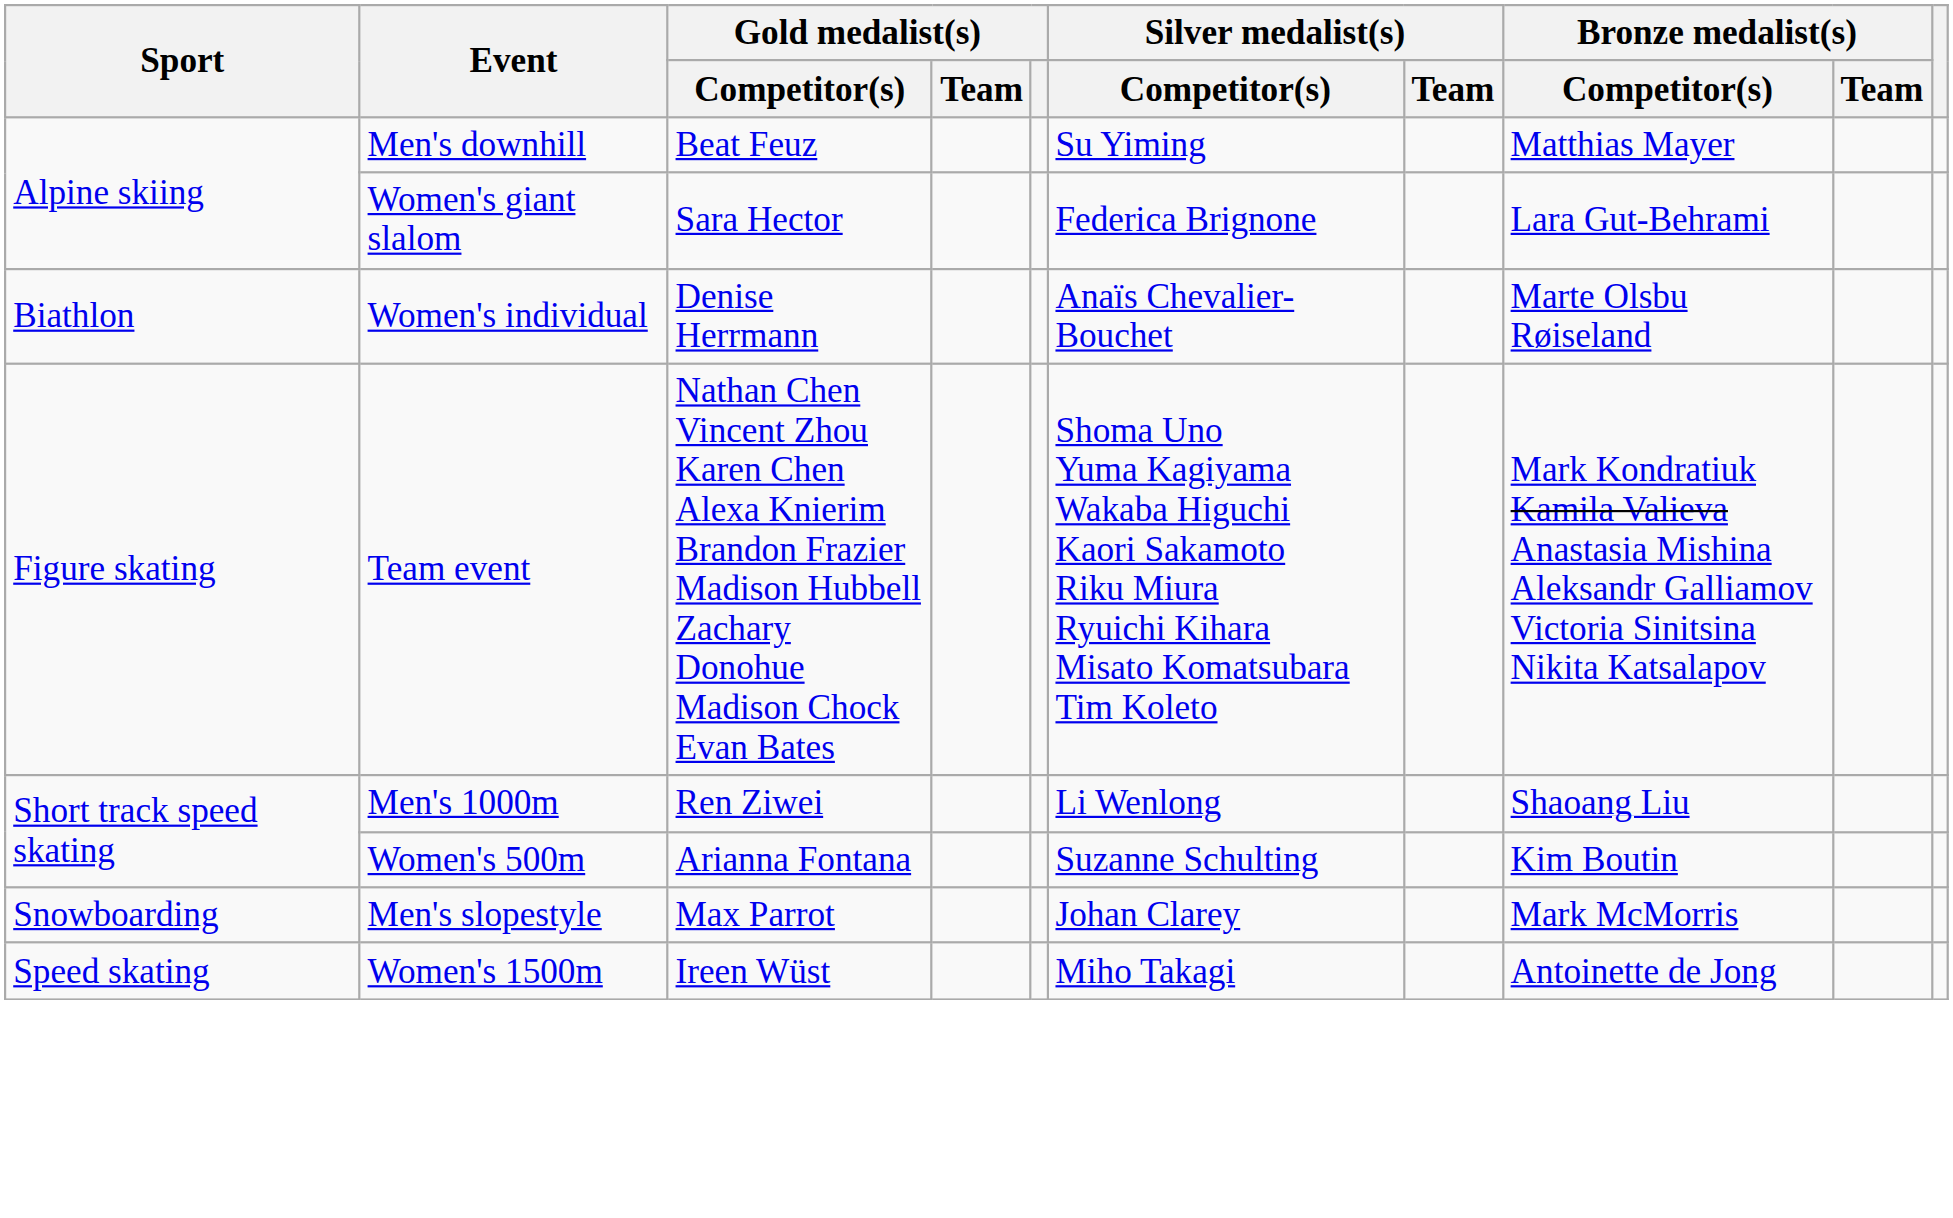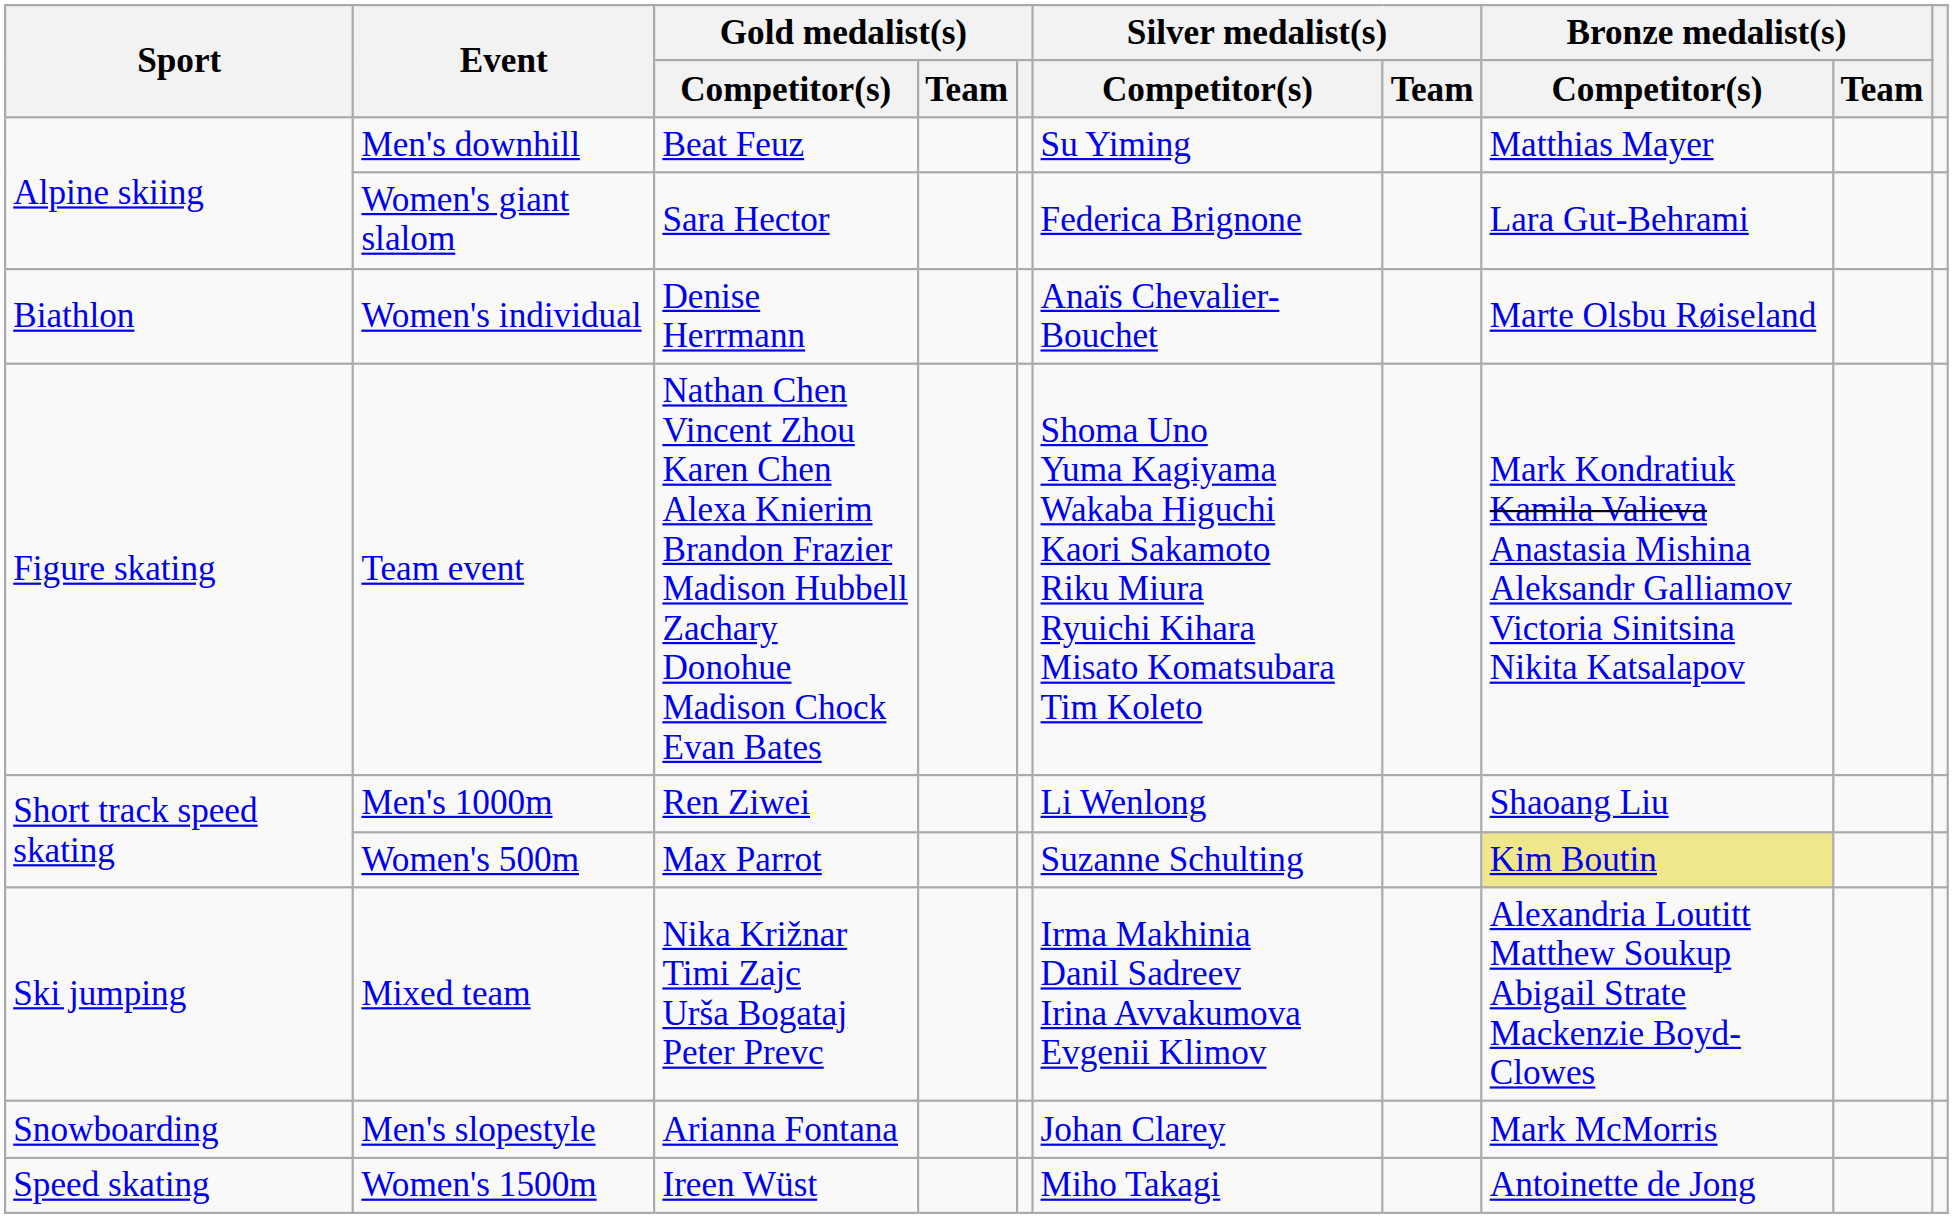(793, 858) Arianna Fontana -> (742, 858) Max Parrot
(1594, 858) no background -> (1573, 858) khaki background
+ row: (446, 993)
(755, 914) Max Parrot -> (780, 1128) Arianna Fontana
